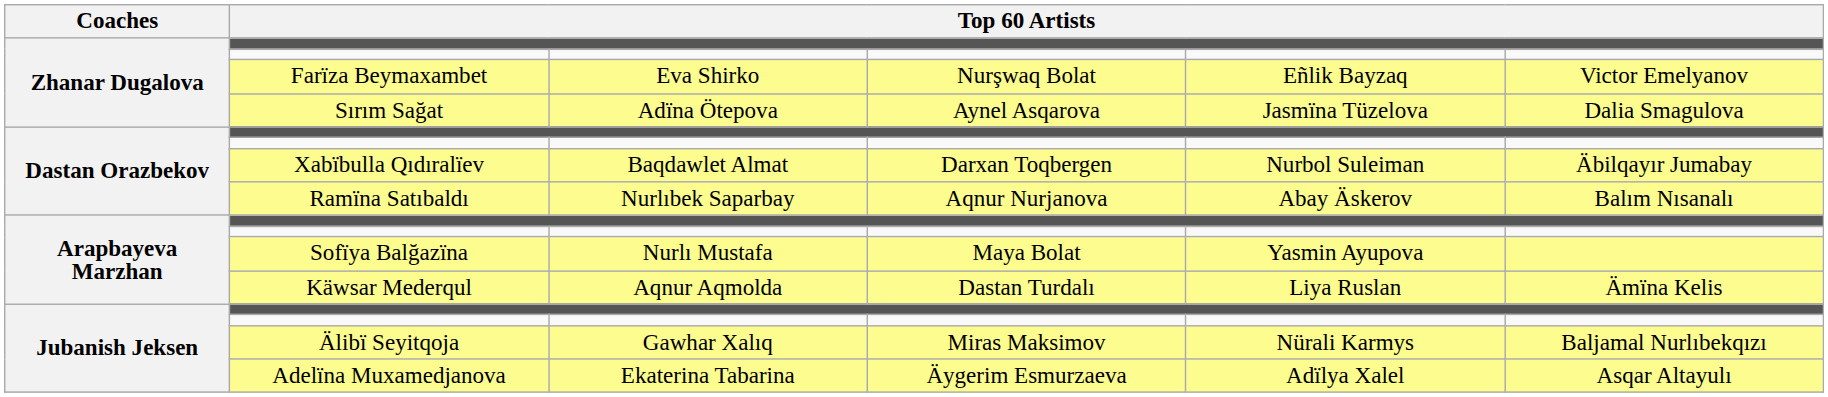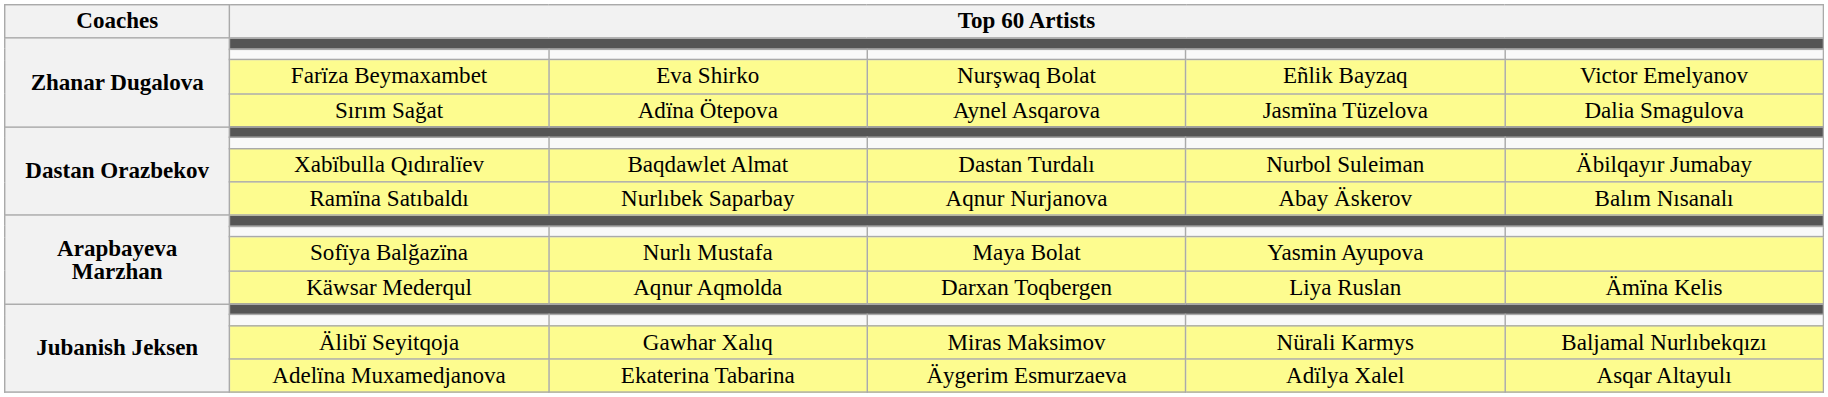(1027, 164) Darxan Toqbergen -> (1027, 164) Dastan Turdalı
(1027, 287) Dastan Turdalı -> (1027, 287) Darxan Toqbergen
